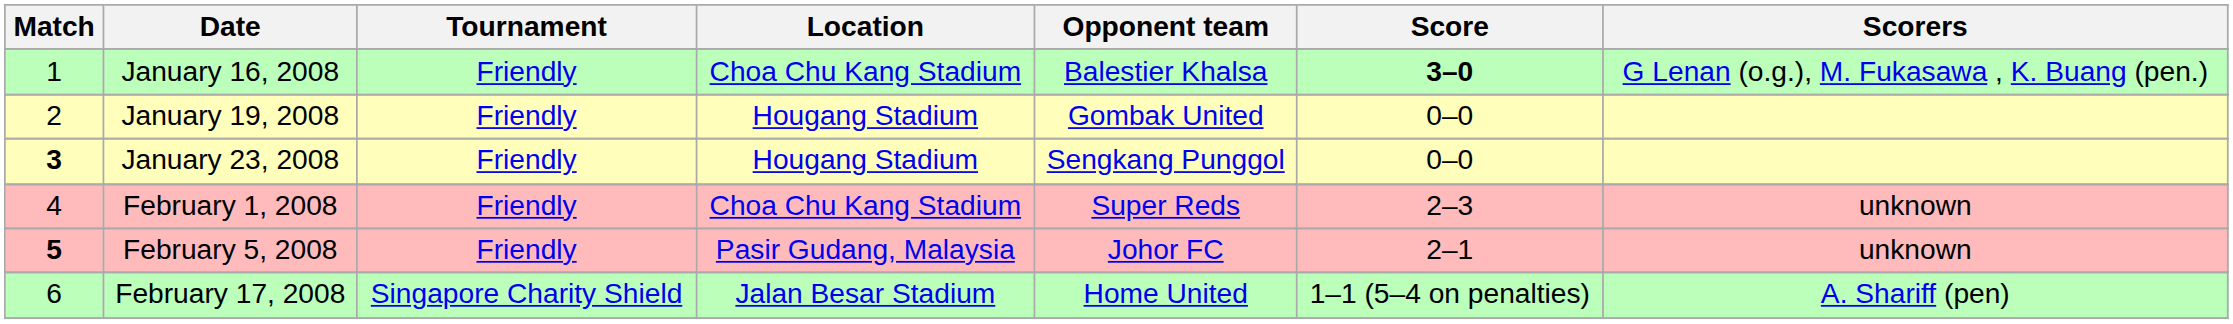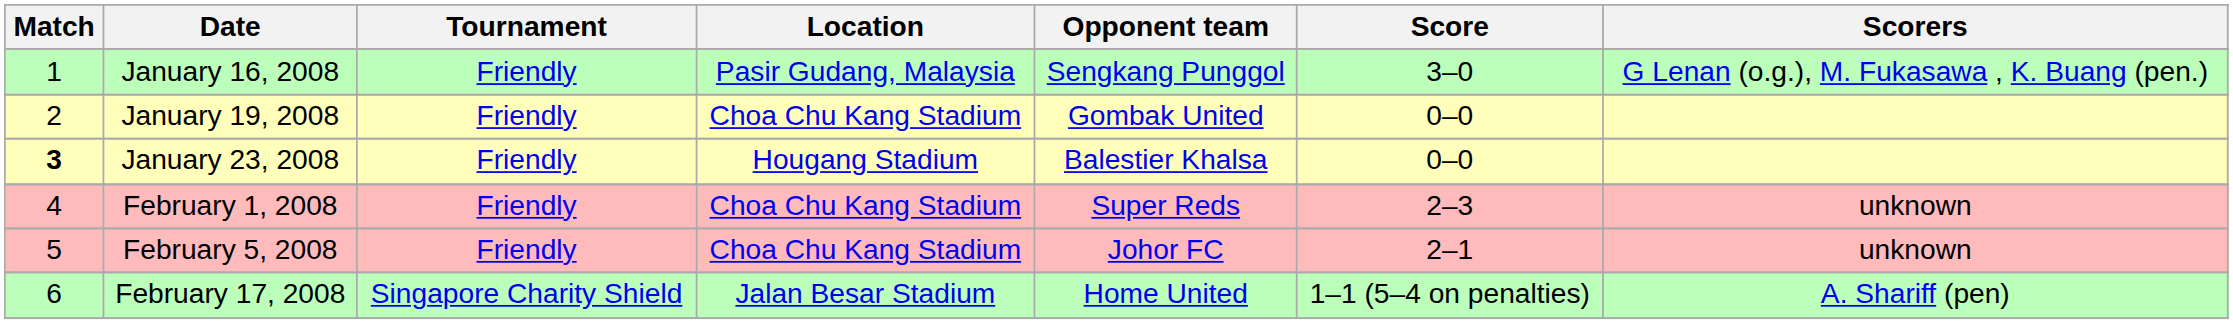(865, 71) Choa Chu Kang Stadium -> (865, 71) Pasir Gudang, Malaysia
(1166, 71) Balestier Khalsa -> (1166, 71) Sengkang Punggol
(1450, 71) bold -> (1450, 71) normal
(865, 116) Hougang Stadium -> (865, 116) Choa Chu Kang Stadium
(1166, 160) Sengkang Punggol -> (1166, 160) Balestier Khalsa
(54, 250) bold -> (54, 250) normal
(865, 250) Pasir Gudang, Malaysia -> (865, 250) Choa Chu Kang Stadium
